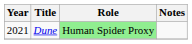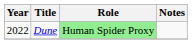(18, 30) 2021 -> (18, 30) 2022
